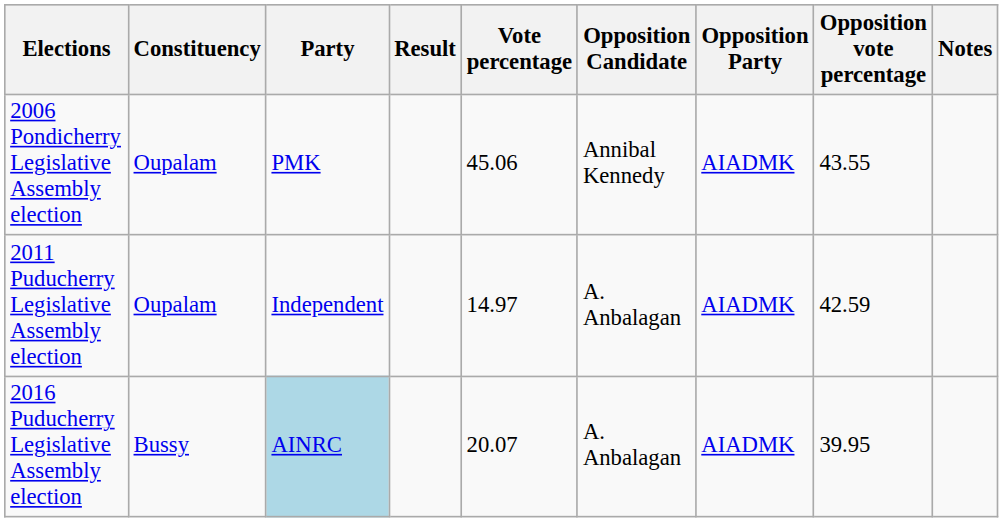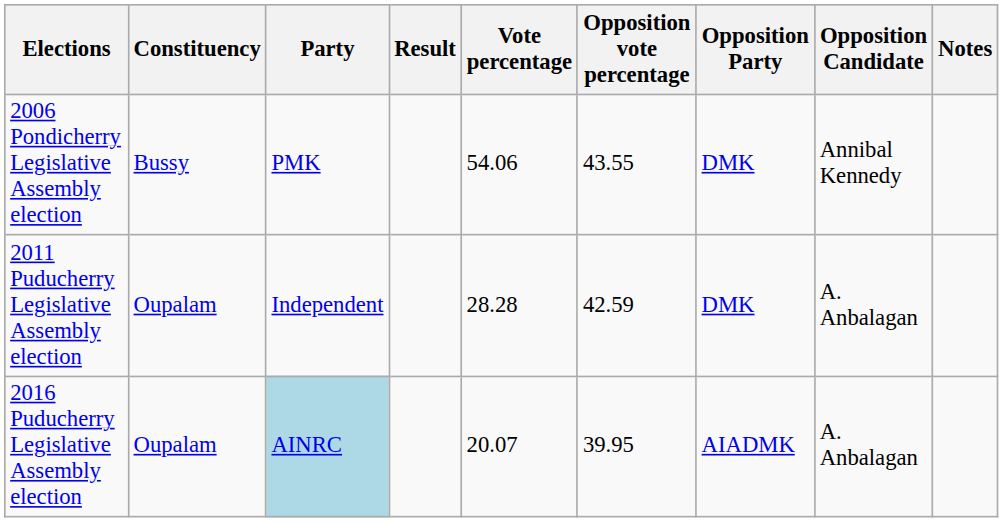columns swapped: (637, 48) <-> (873, 48)
(175, 163) Oupalam -> (161, 163) Bussy
(492, 163) 45.06 -> (492, 163) 54.06
(748, 163) AIADMK -> (728, 163) DMK
(492, 304) 14.97 -> (492, 304) 28.28
(748, 304) AIADMK -> (728, 304) DMK
(161, 446) Bussy -> (175, 446) Oupalam
